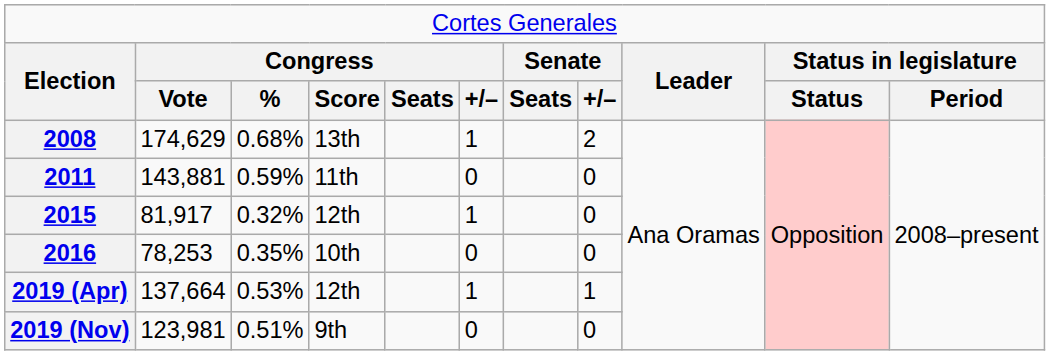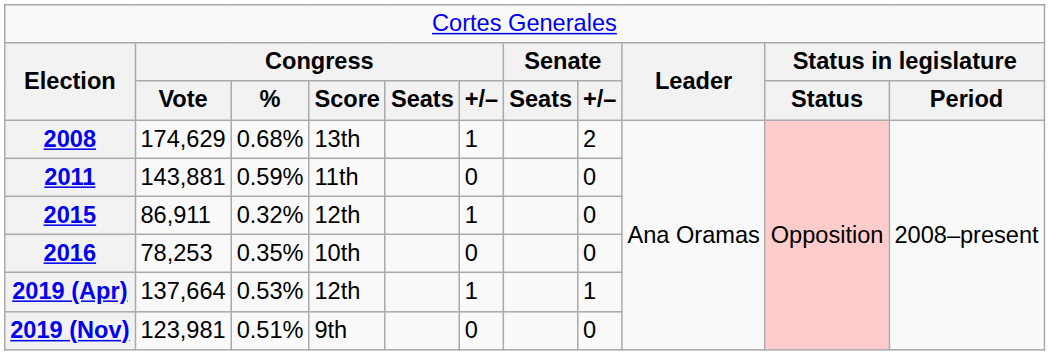(177, 214) 81,917 -> (176, 214) 86,911
